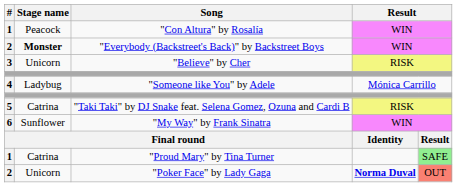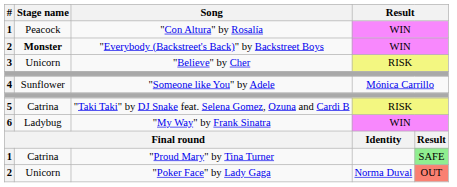(43, 84) Ladybug -> (43, 84) Sunflower
(43, 123) Sunflower -> (43, 123) Ladybug
(385, 173) bold -> (383, 173) normal
